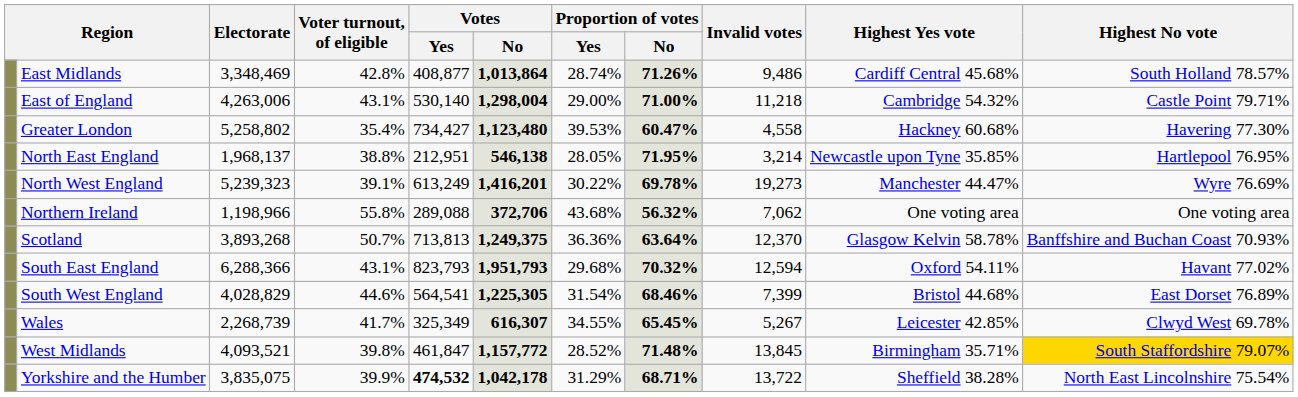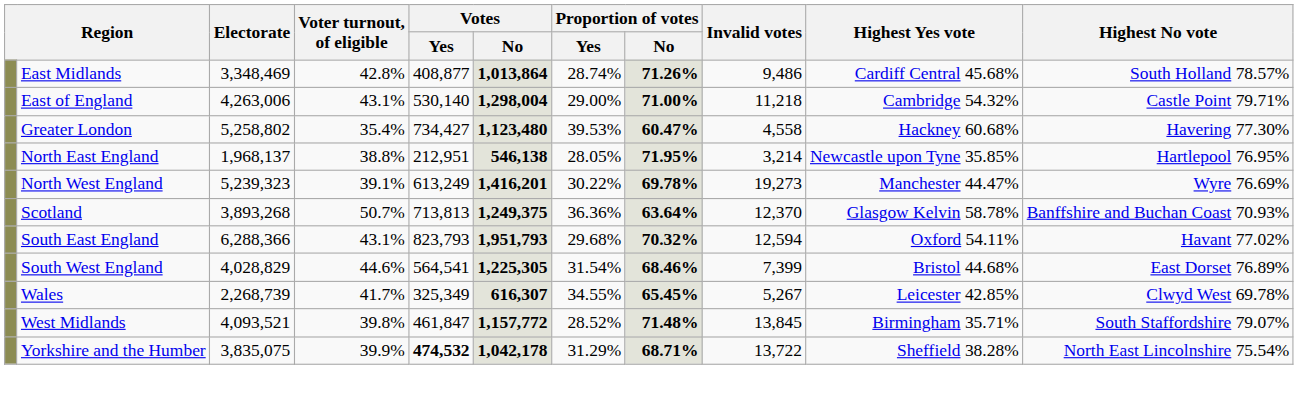- row: (79, 211)
(1192, 350) gold background -> (1192, 322) no background
